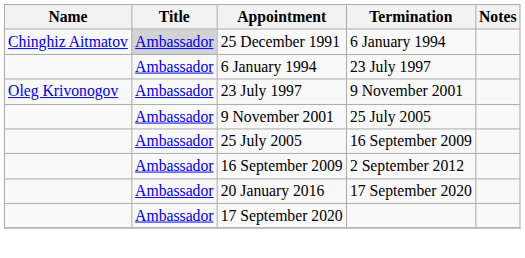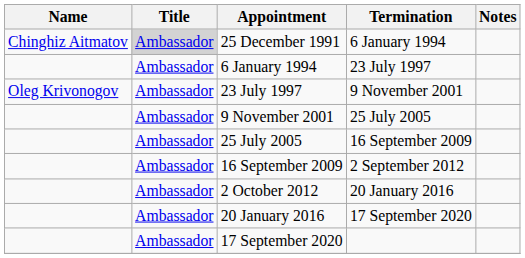+ row: (269, 191)
